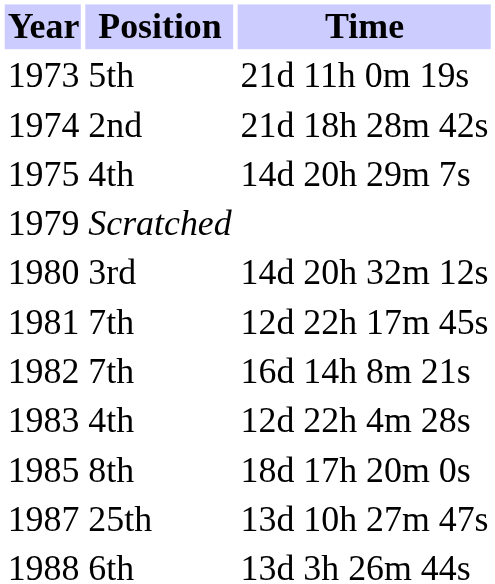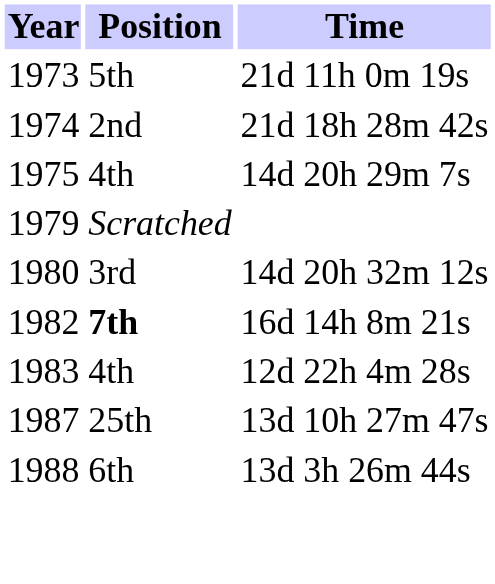- row: (44, 321)
(111, 371) normal -> (113, 321) bold
- row: (44, 469)
